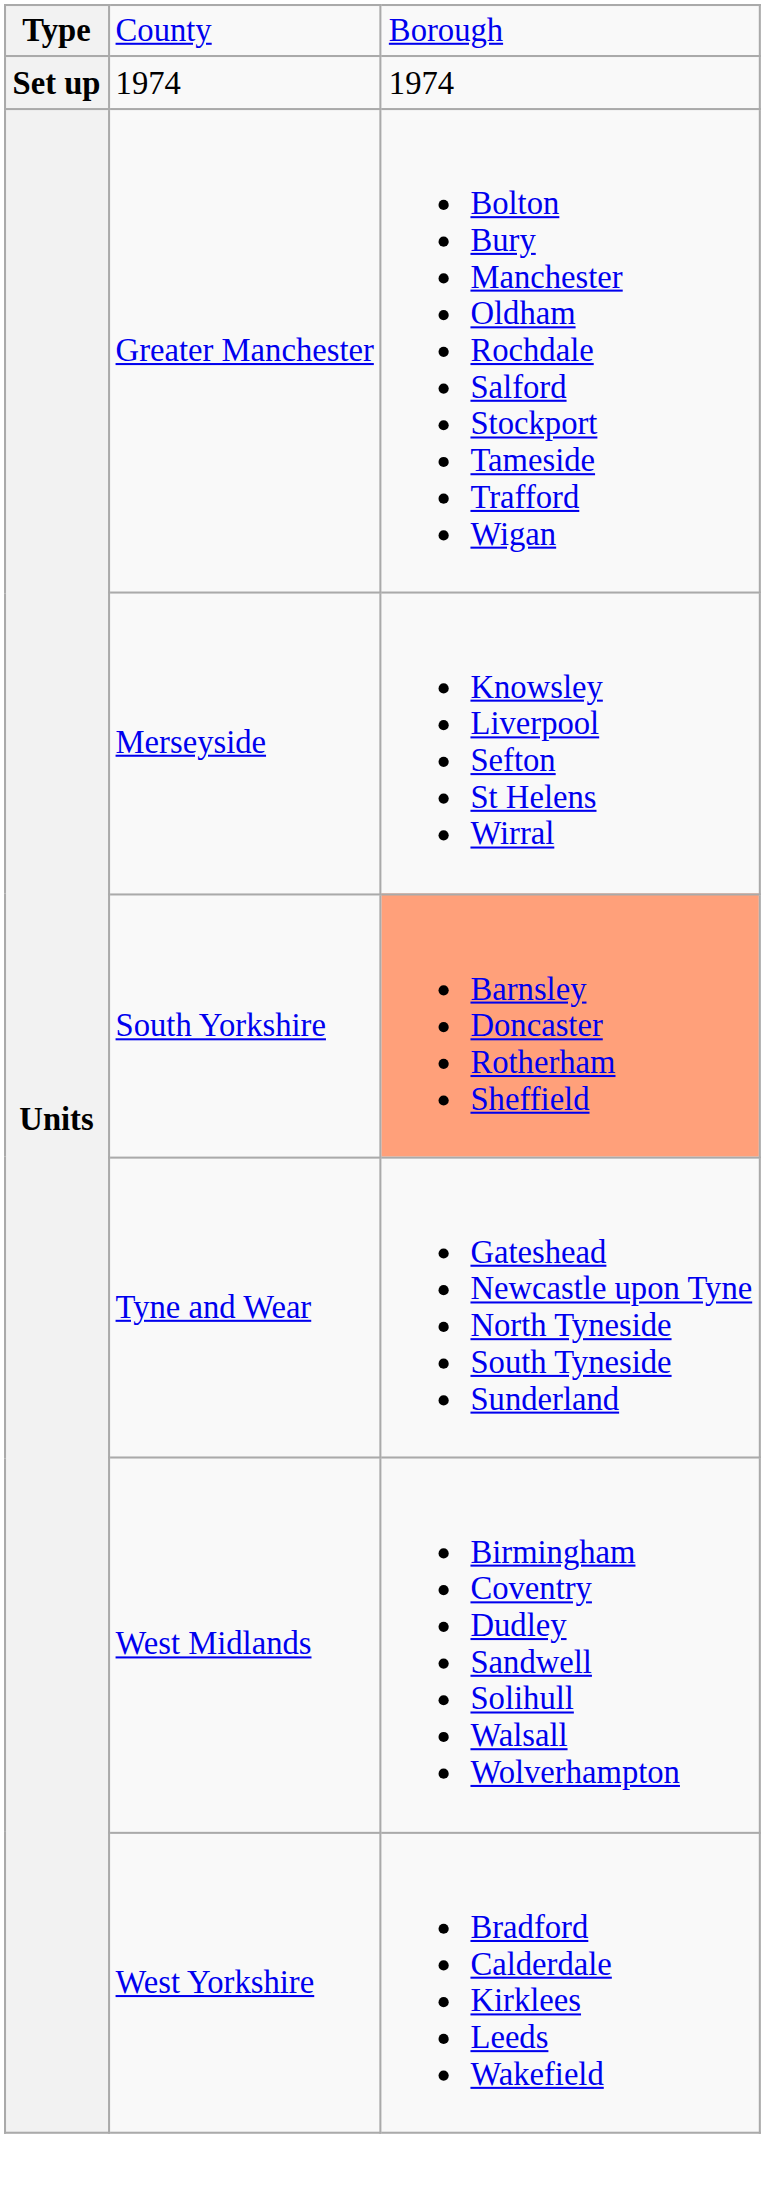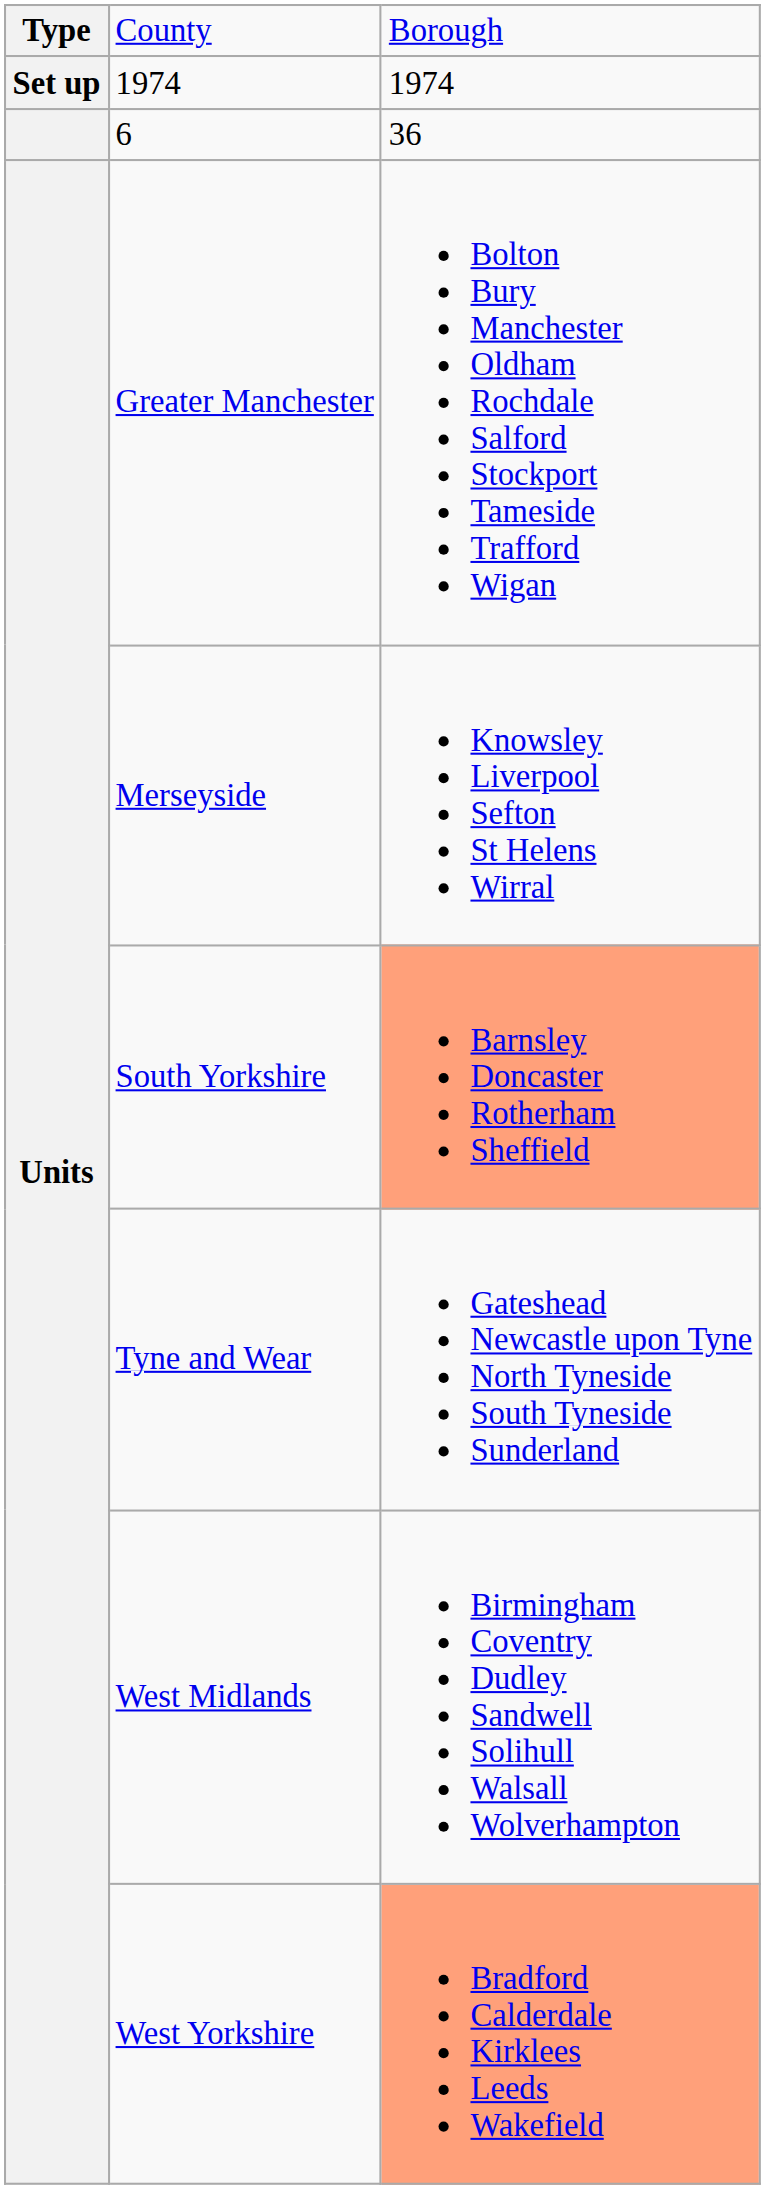+ row: (124, 133)
(571, 2001) no background -> (571, 2053) lightsalmon background
